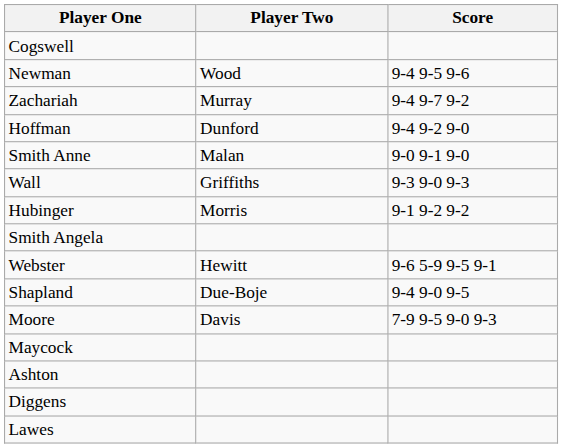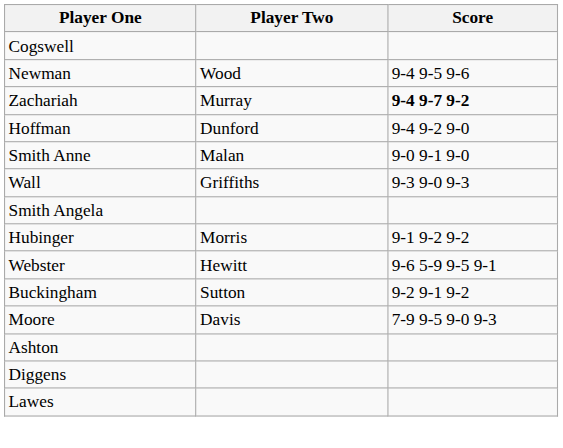(431, 100) normal -> (431, 100) bold
rows swapped: (56, 237) <-> (41, 210)
+ row: (53, 292)
- row: (41, 292)
- row: (41, 347)
